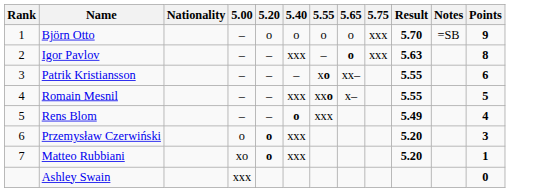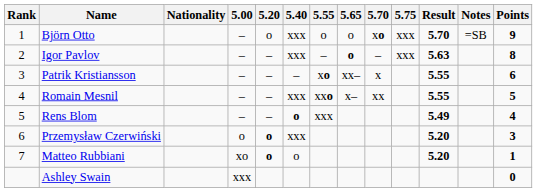+ column: (378, 14)
(296, 35) o -> (296, 35) xxx
(296, 156) xxx -> (296, 156) o
